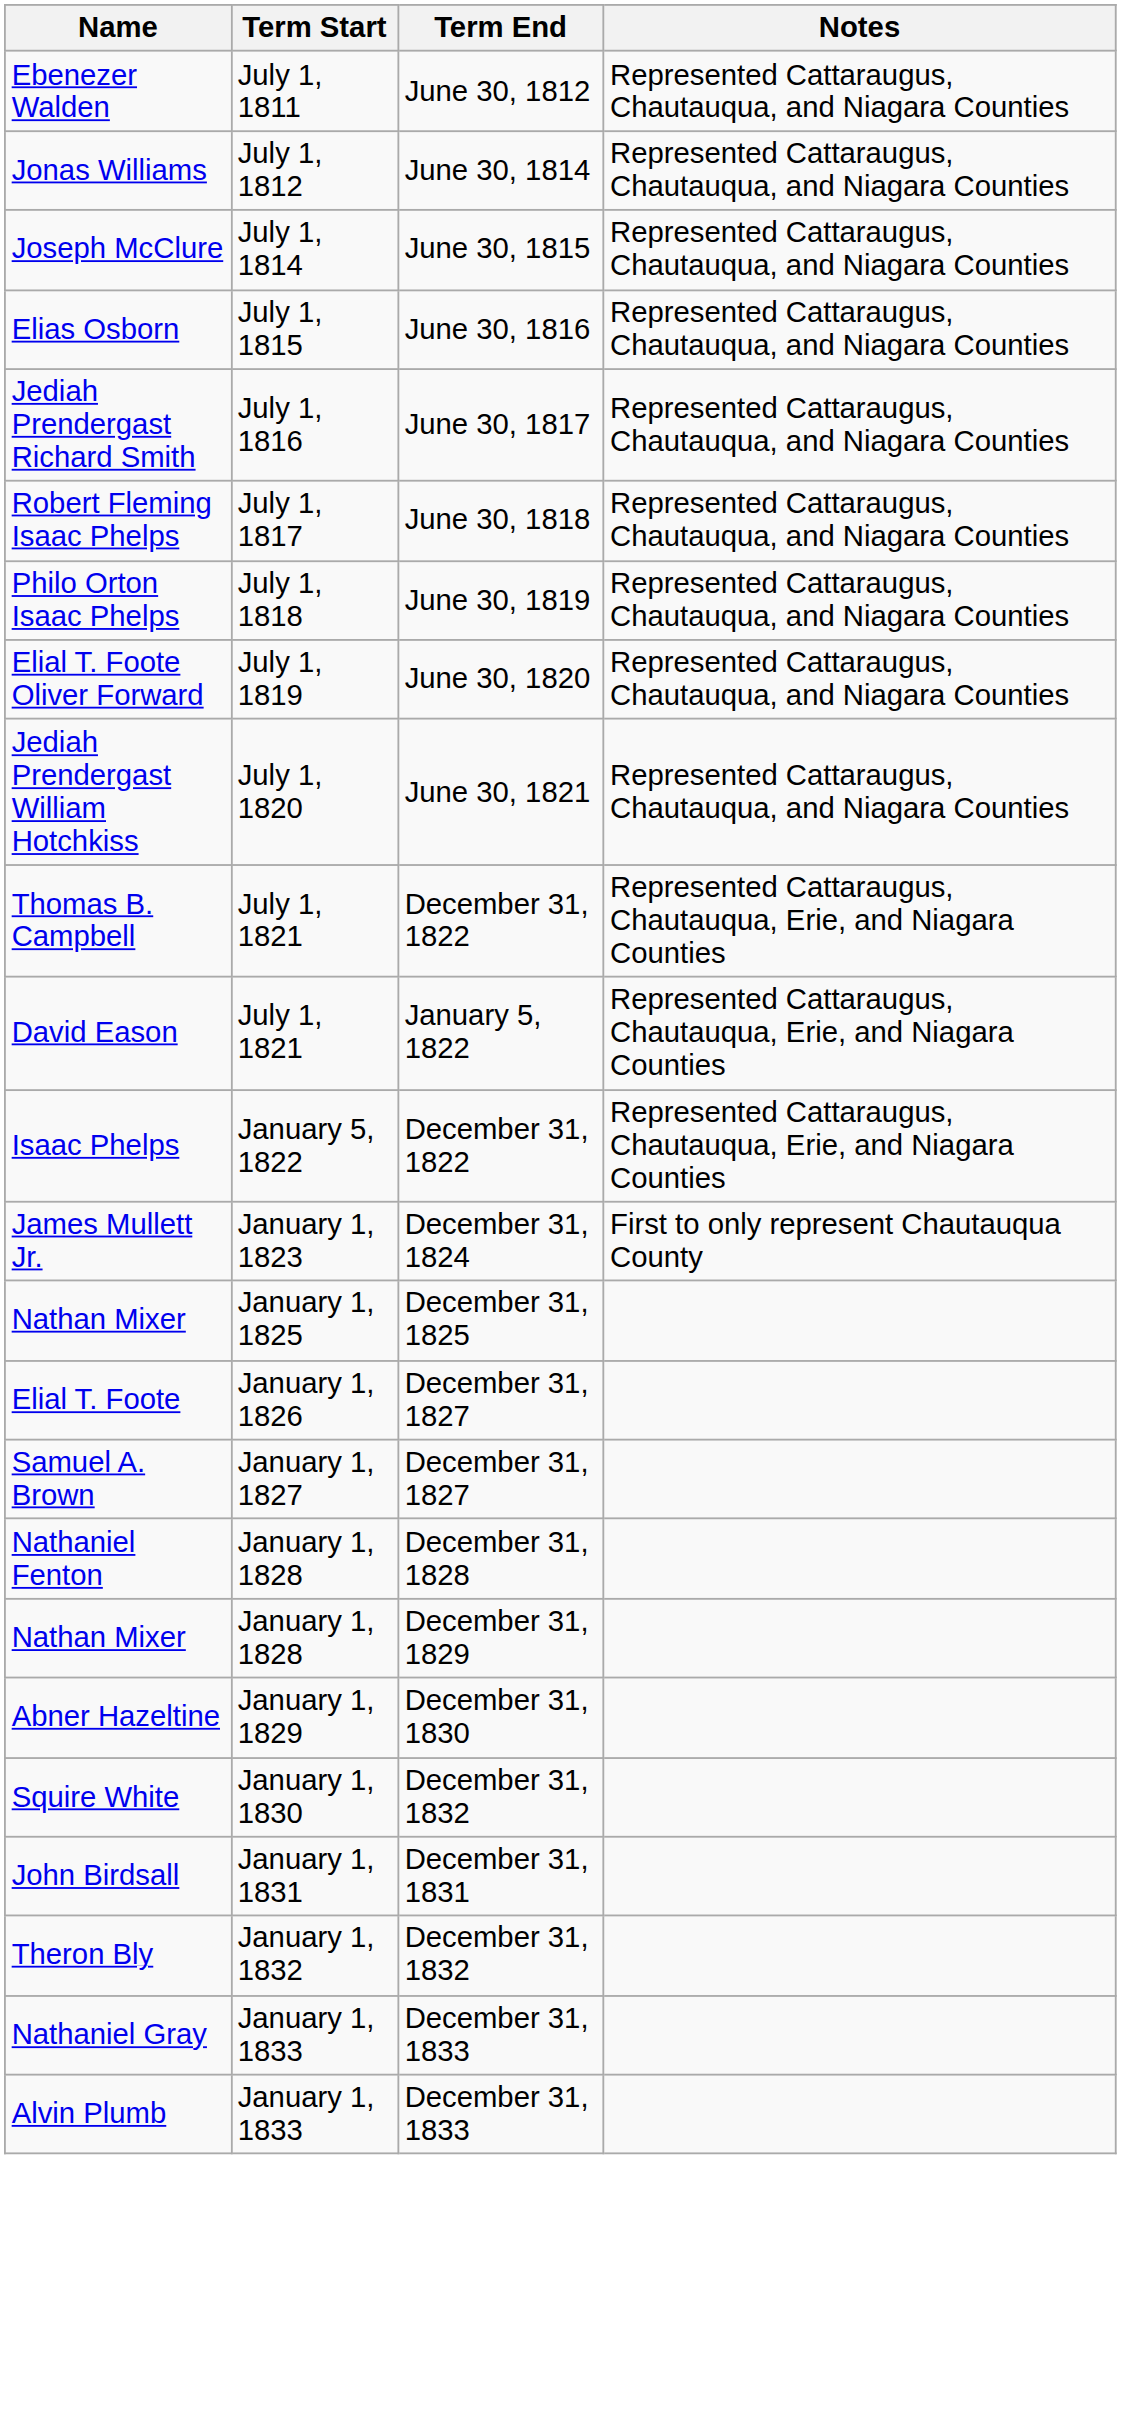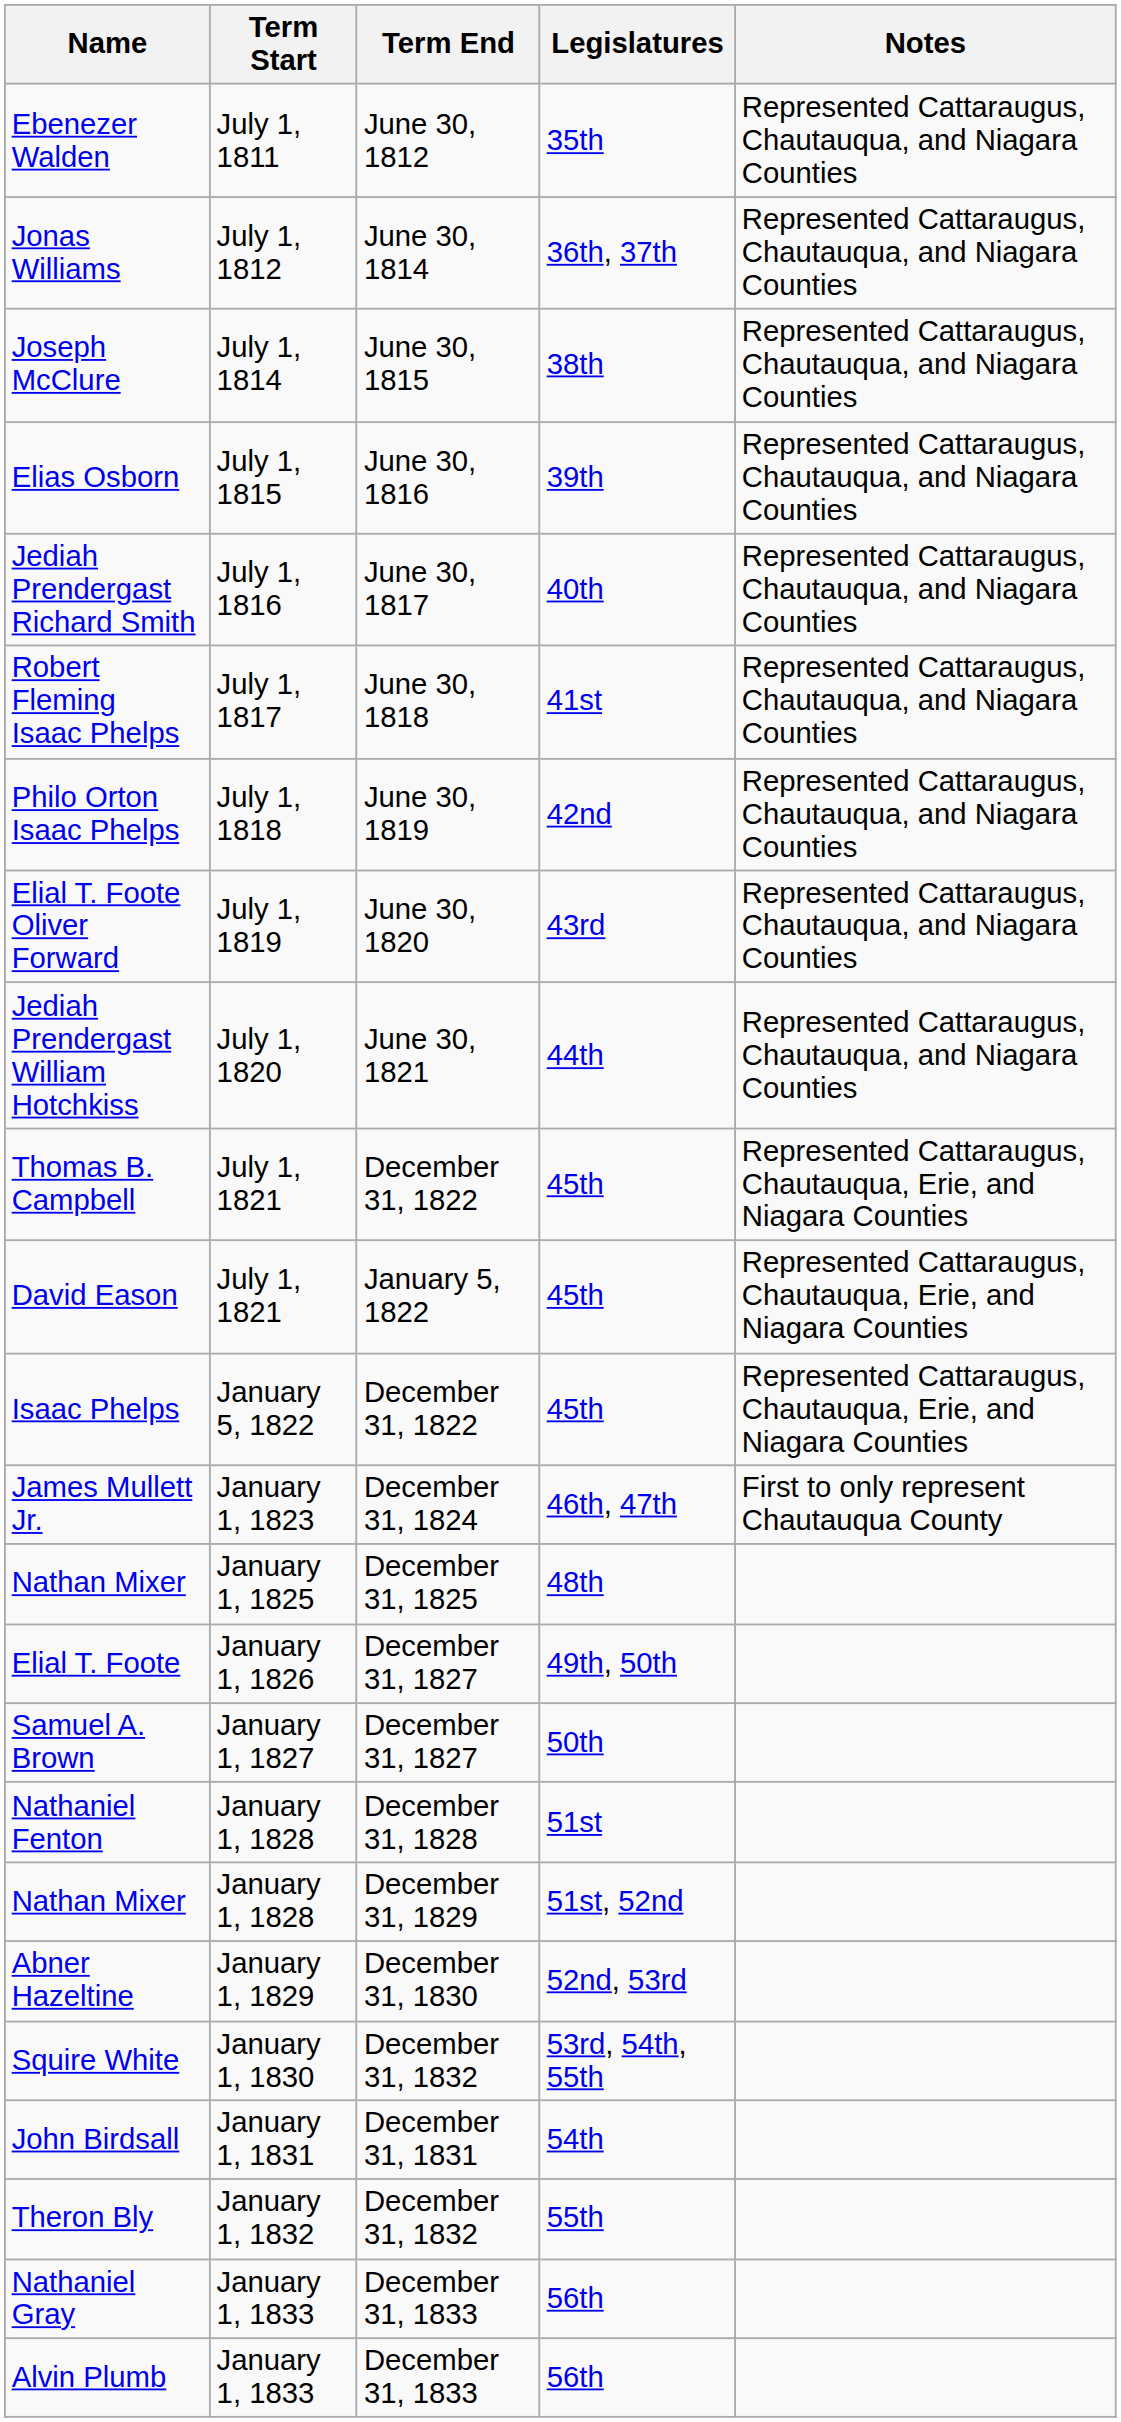+ column: (638, 44)
